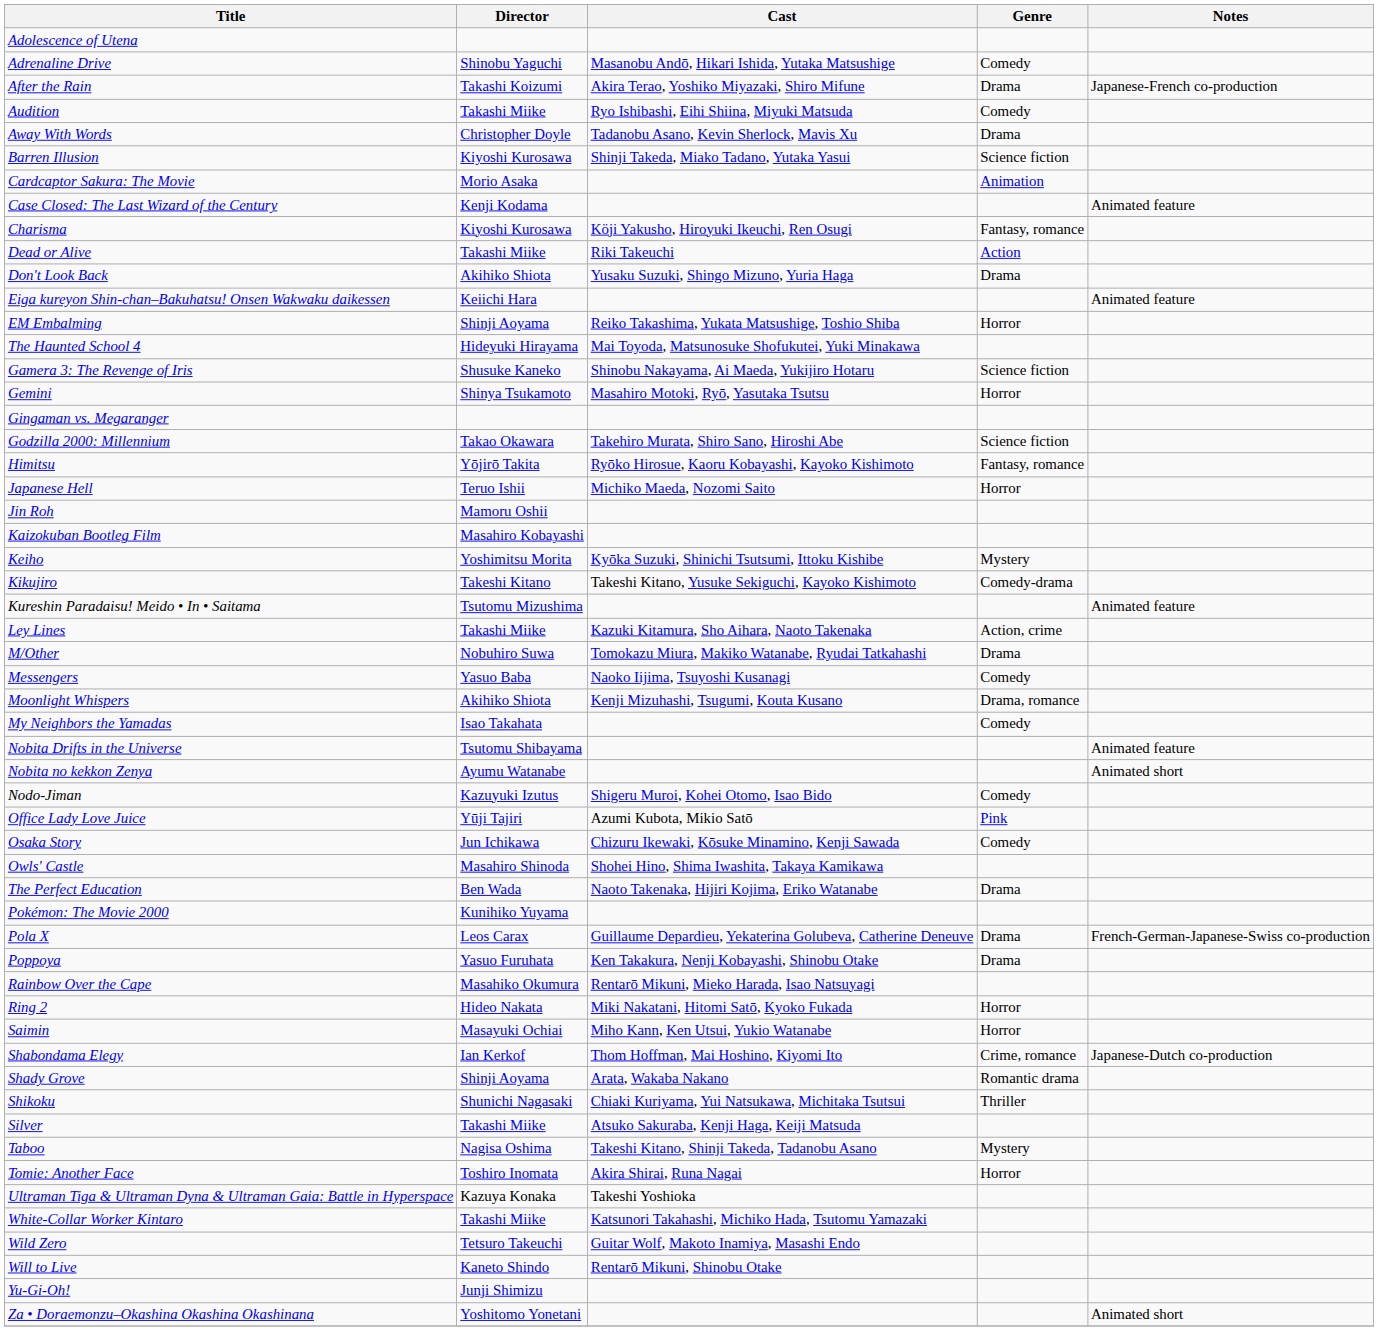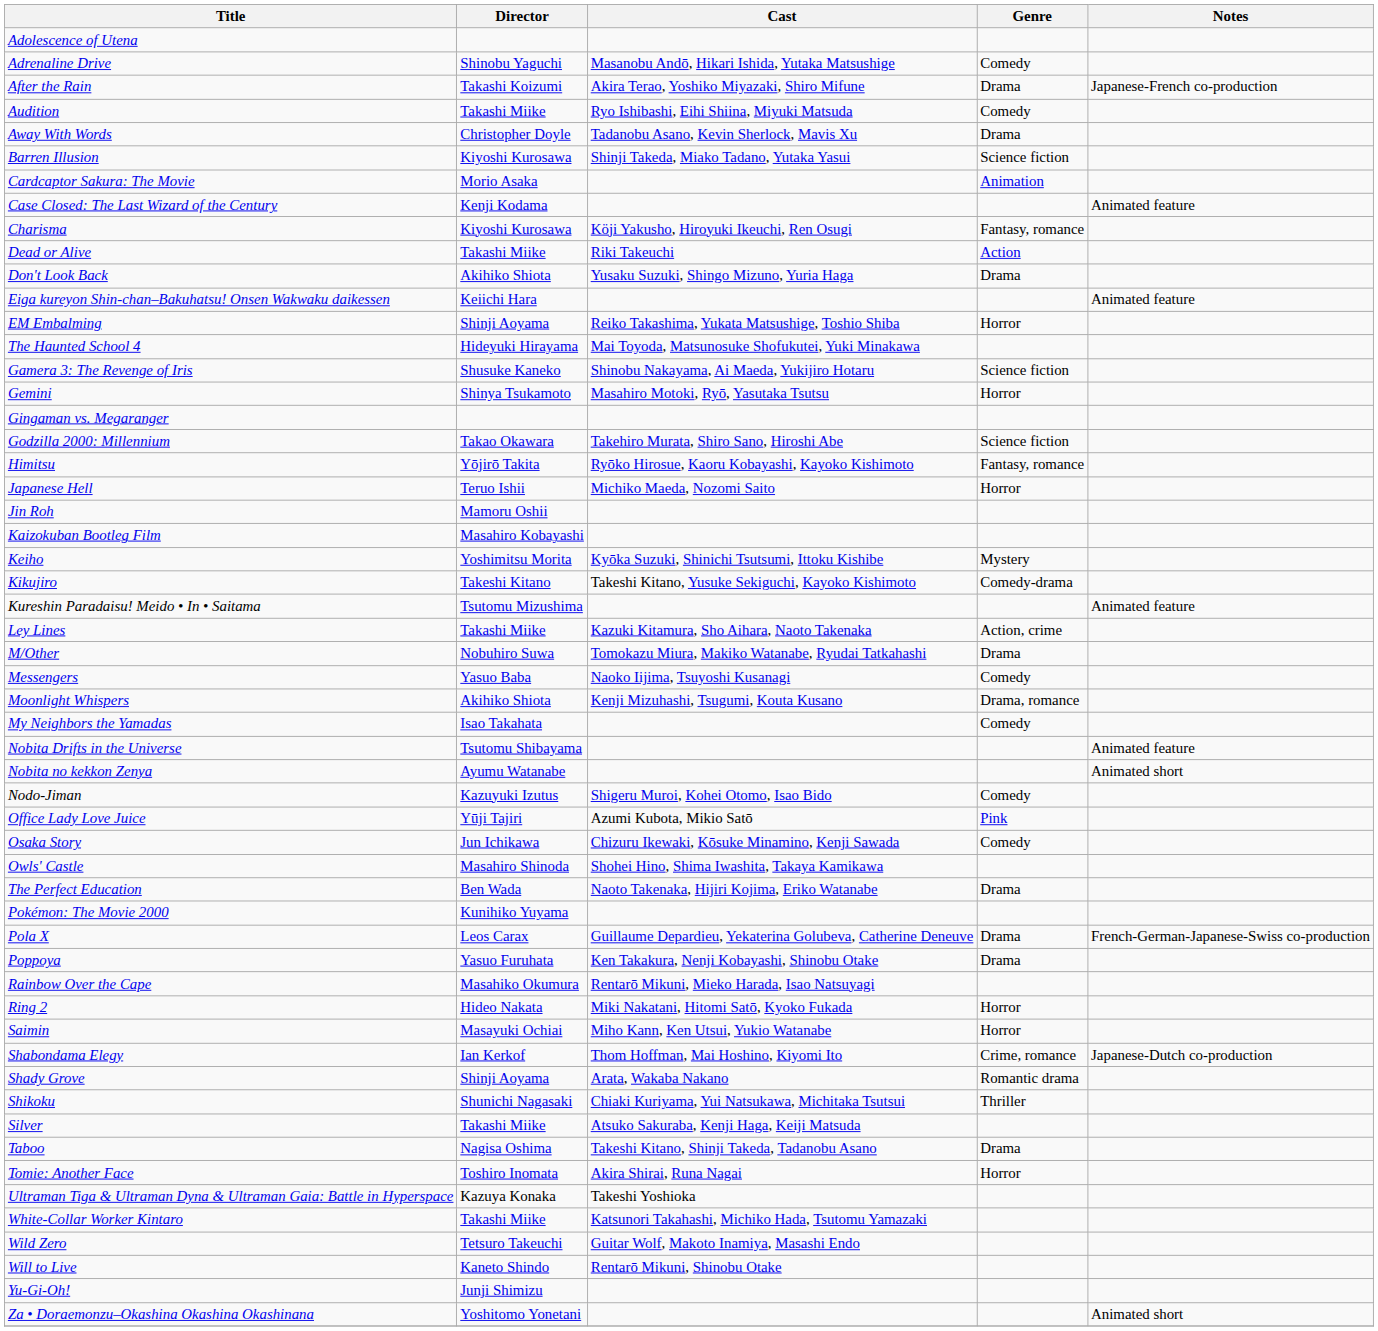(1005, 1149) Mystery -> (1000, 1149) Drama
